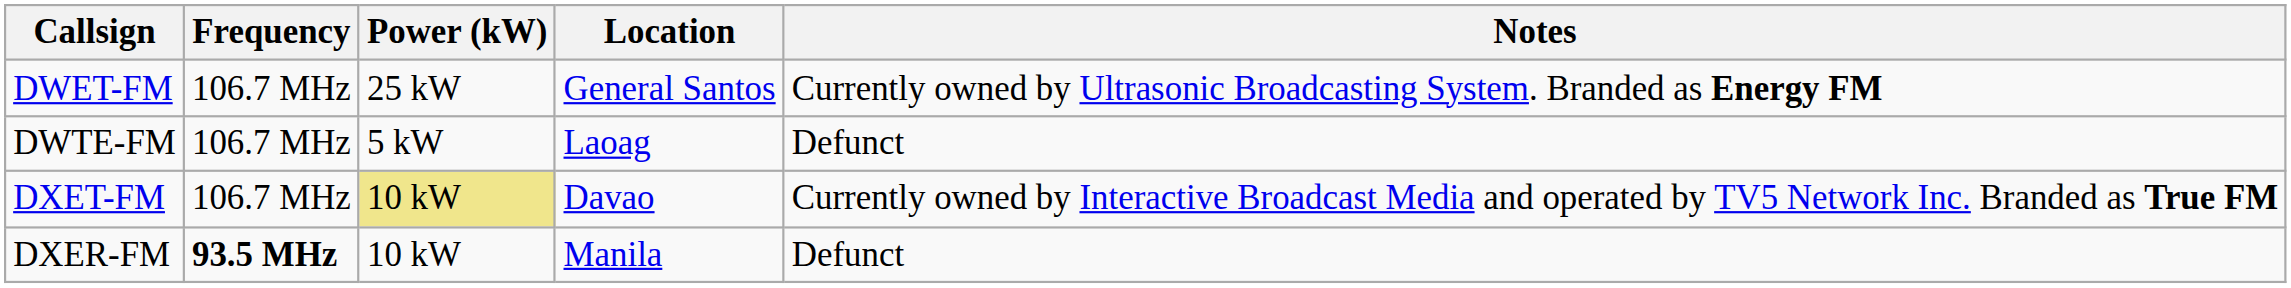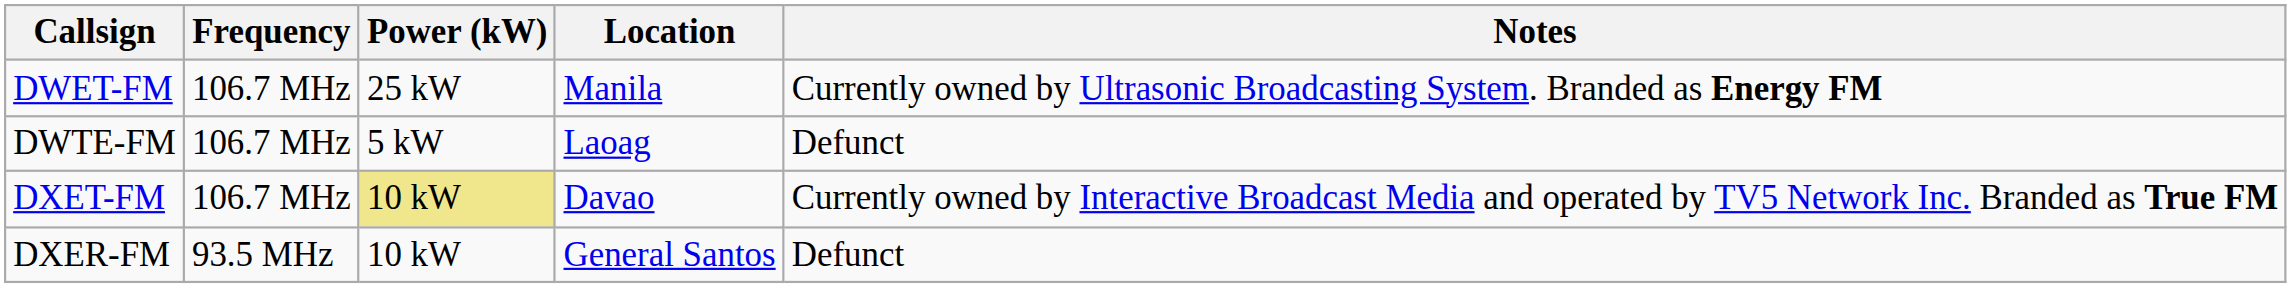(670, 87) General Santos -> (613, 87) Manila
(265, 253) bold -> (263, 253) normal
(613, 253) Manila -> (670, 253) General Santos
